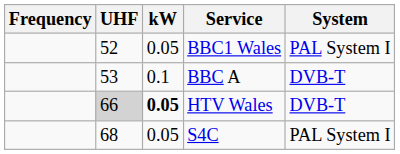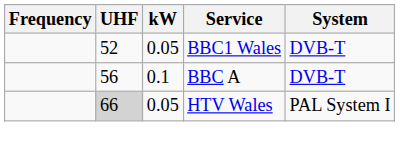(340, 47) PAL System I -> (317, 47) DVB-T
(109, 76) 53 -> (109, 76) 56
(163, 105) bold -> (163, 105) normal
(317, 105) DVB-T -> (340, 105) PAL System I
- row: (203, 134)
